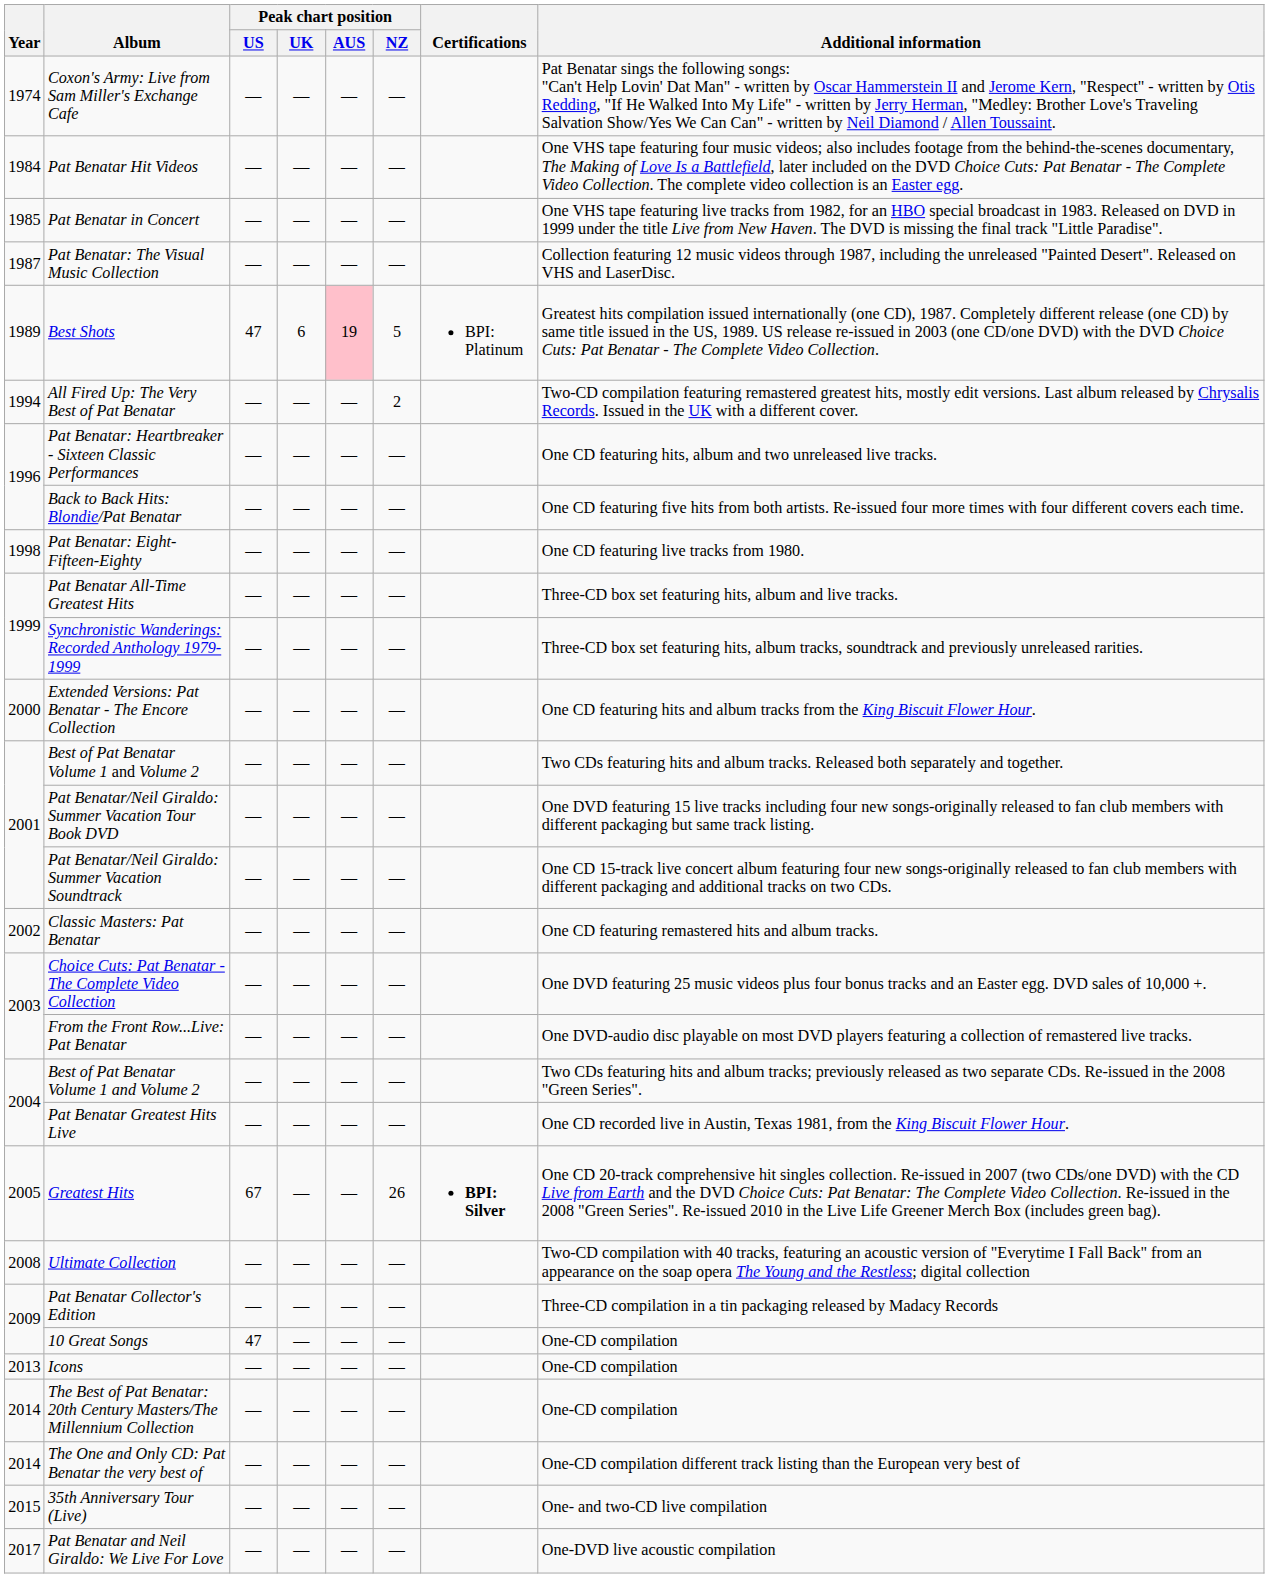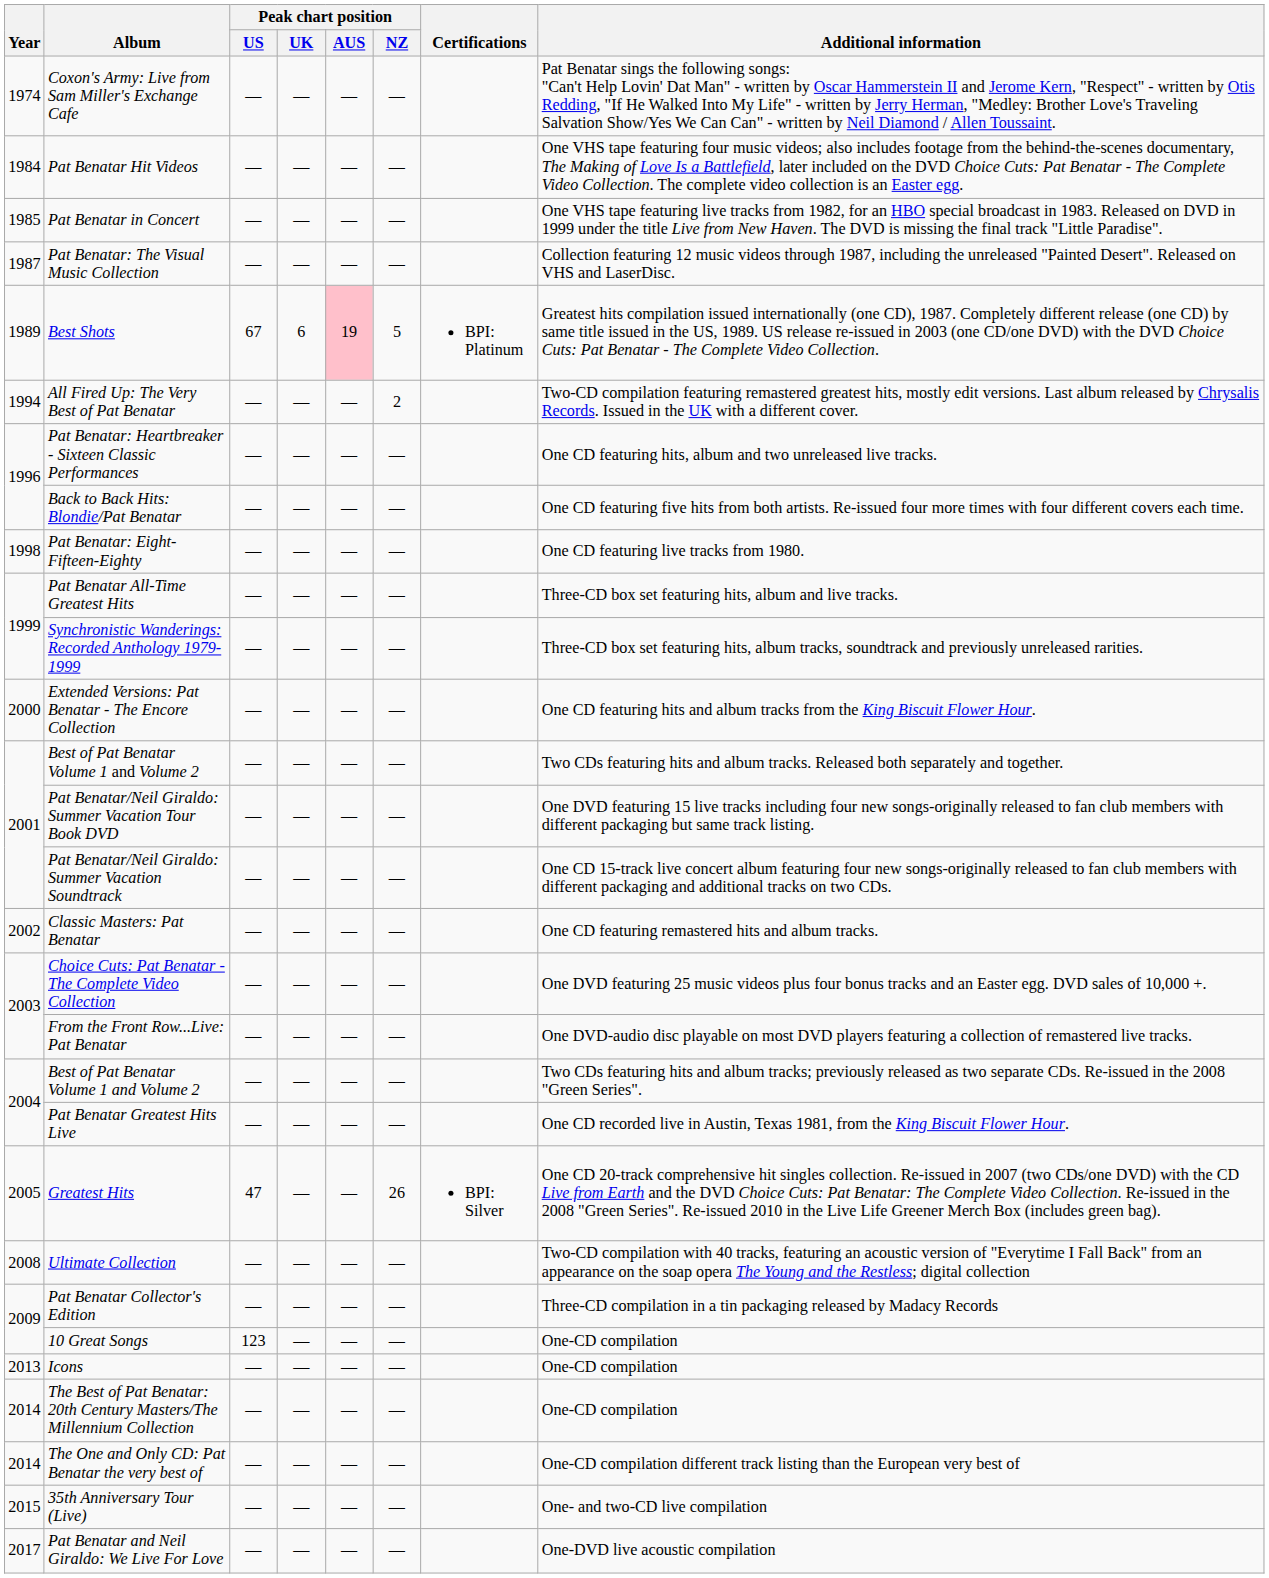(253, 332) 47 -> (253, 332) 67
(253, 1193) 67 -> (253, 1193) 47
(479, 1202) bold -> (479, 1202) normal
(253, 1340) 47 -> (253, 1340) 123
